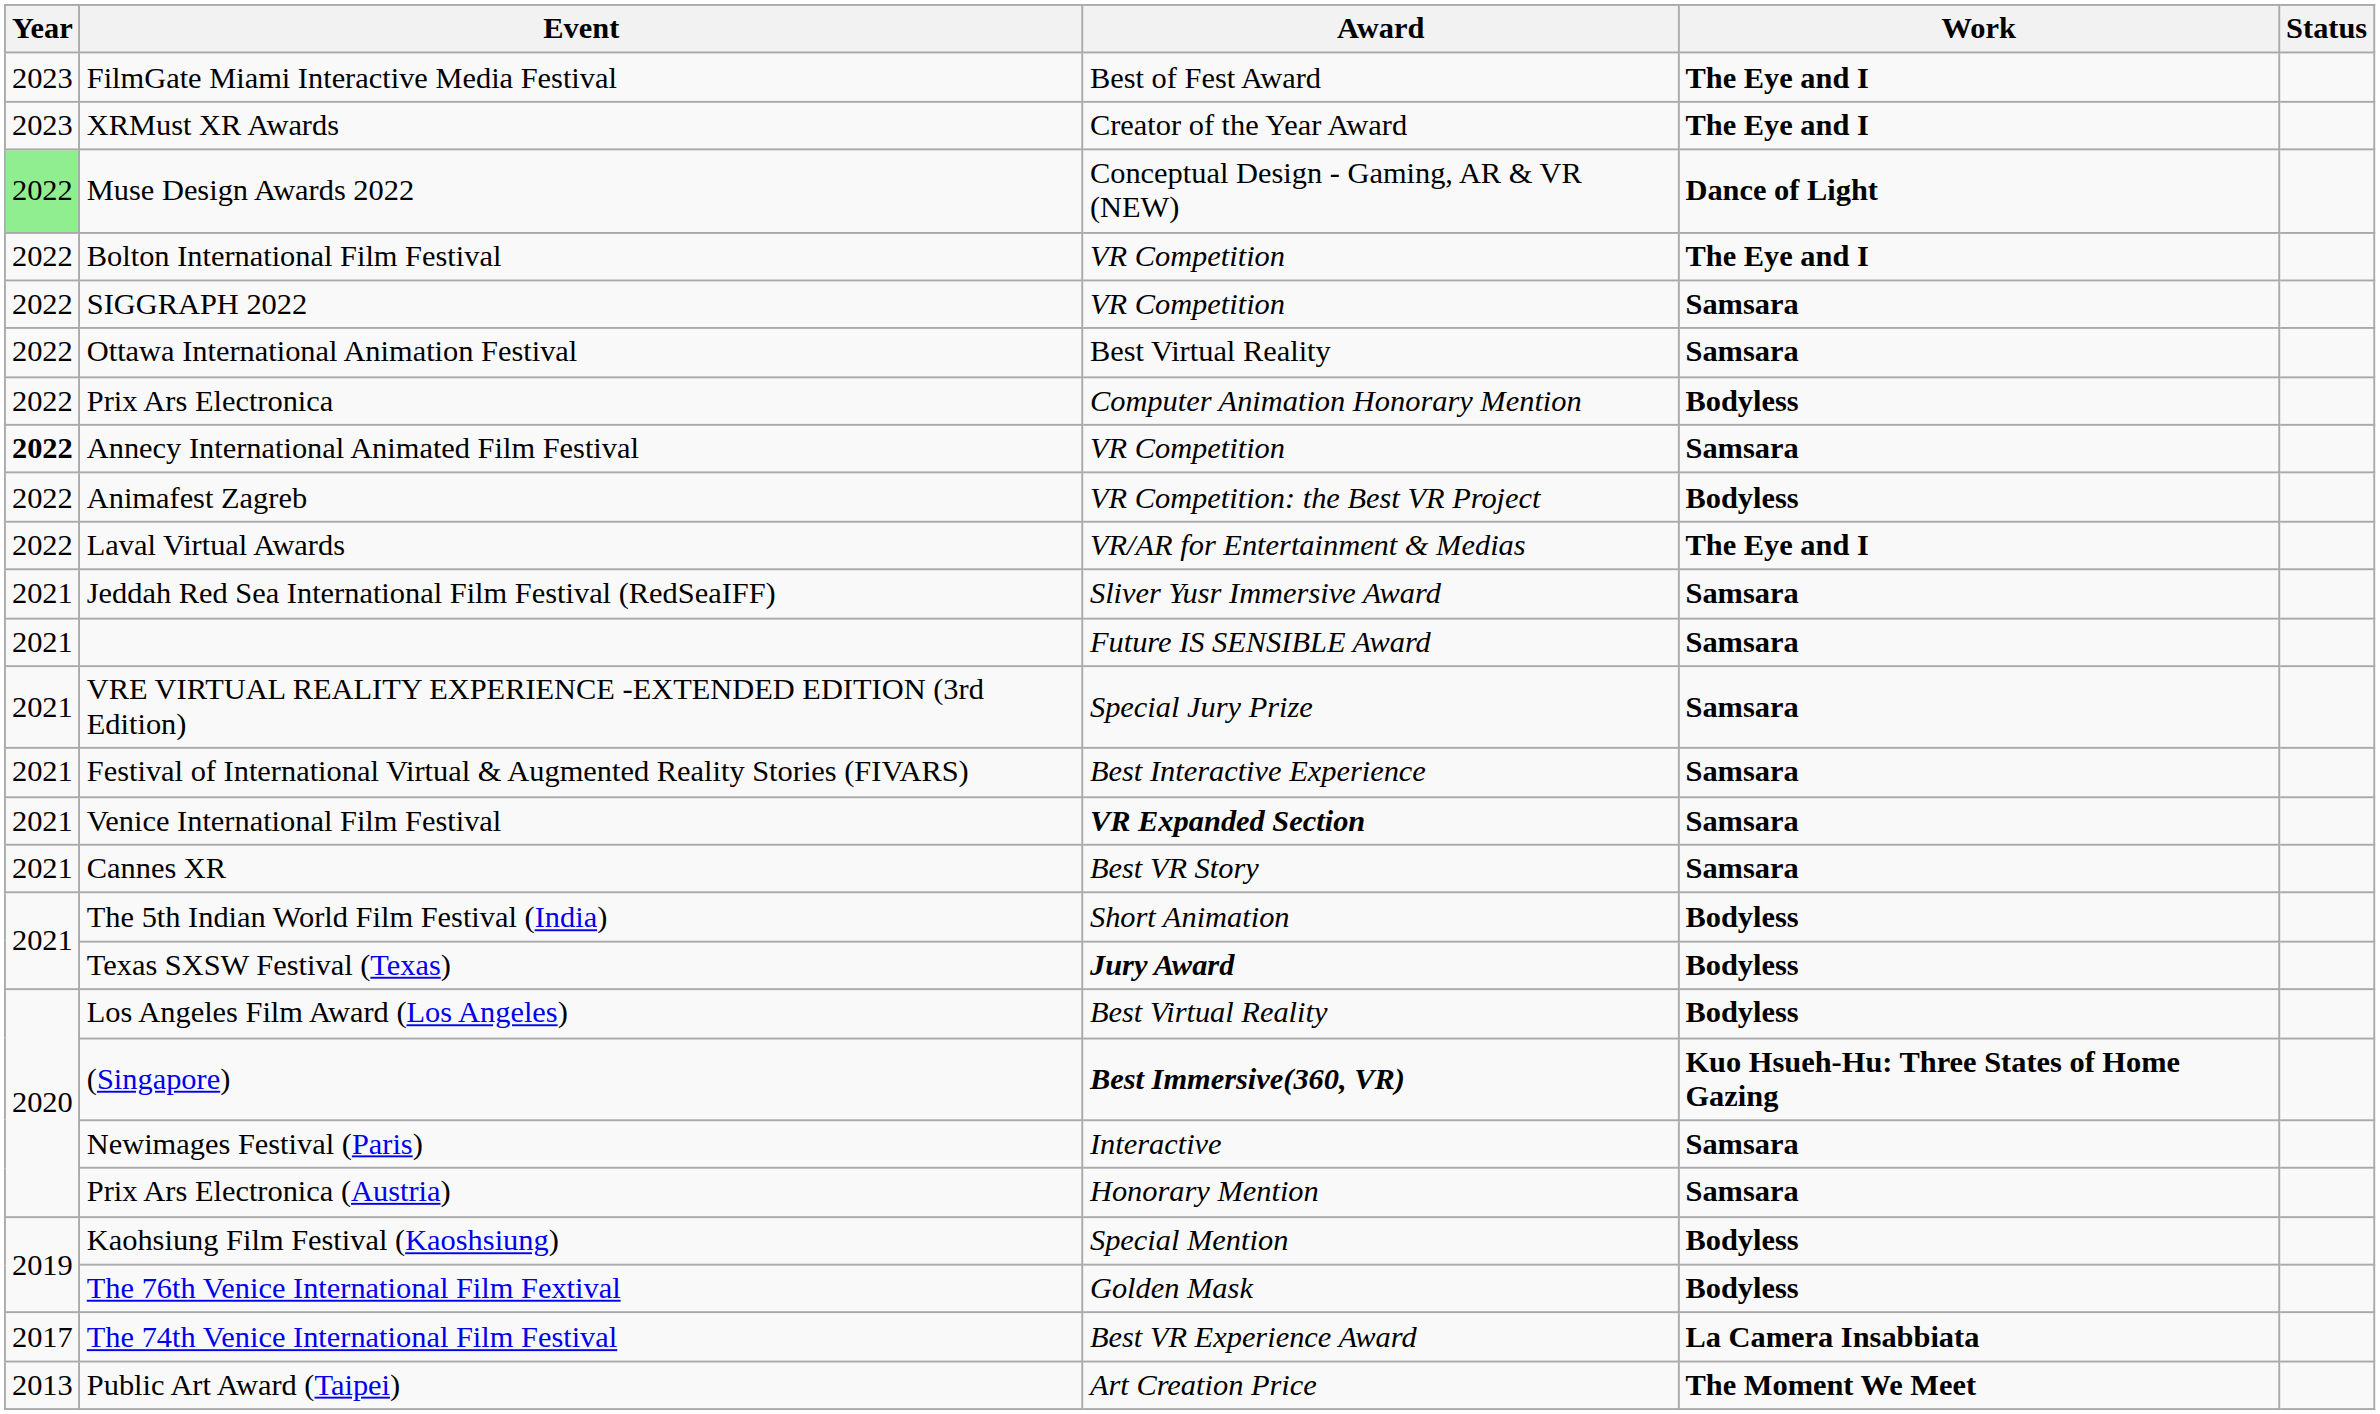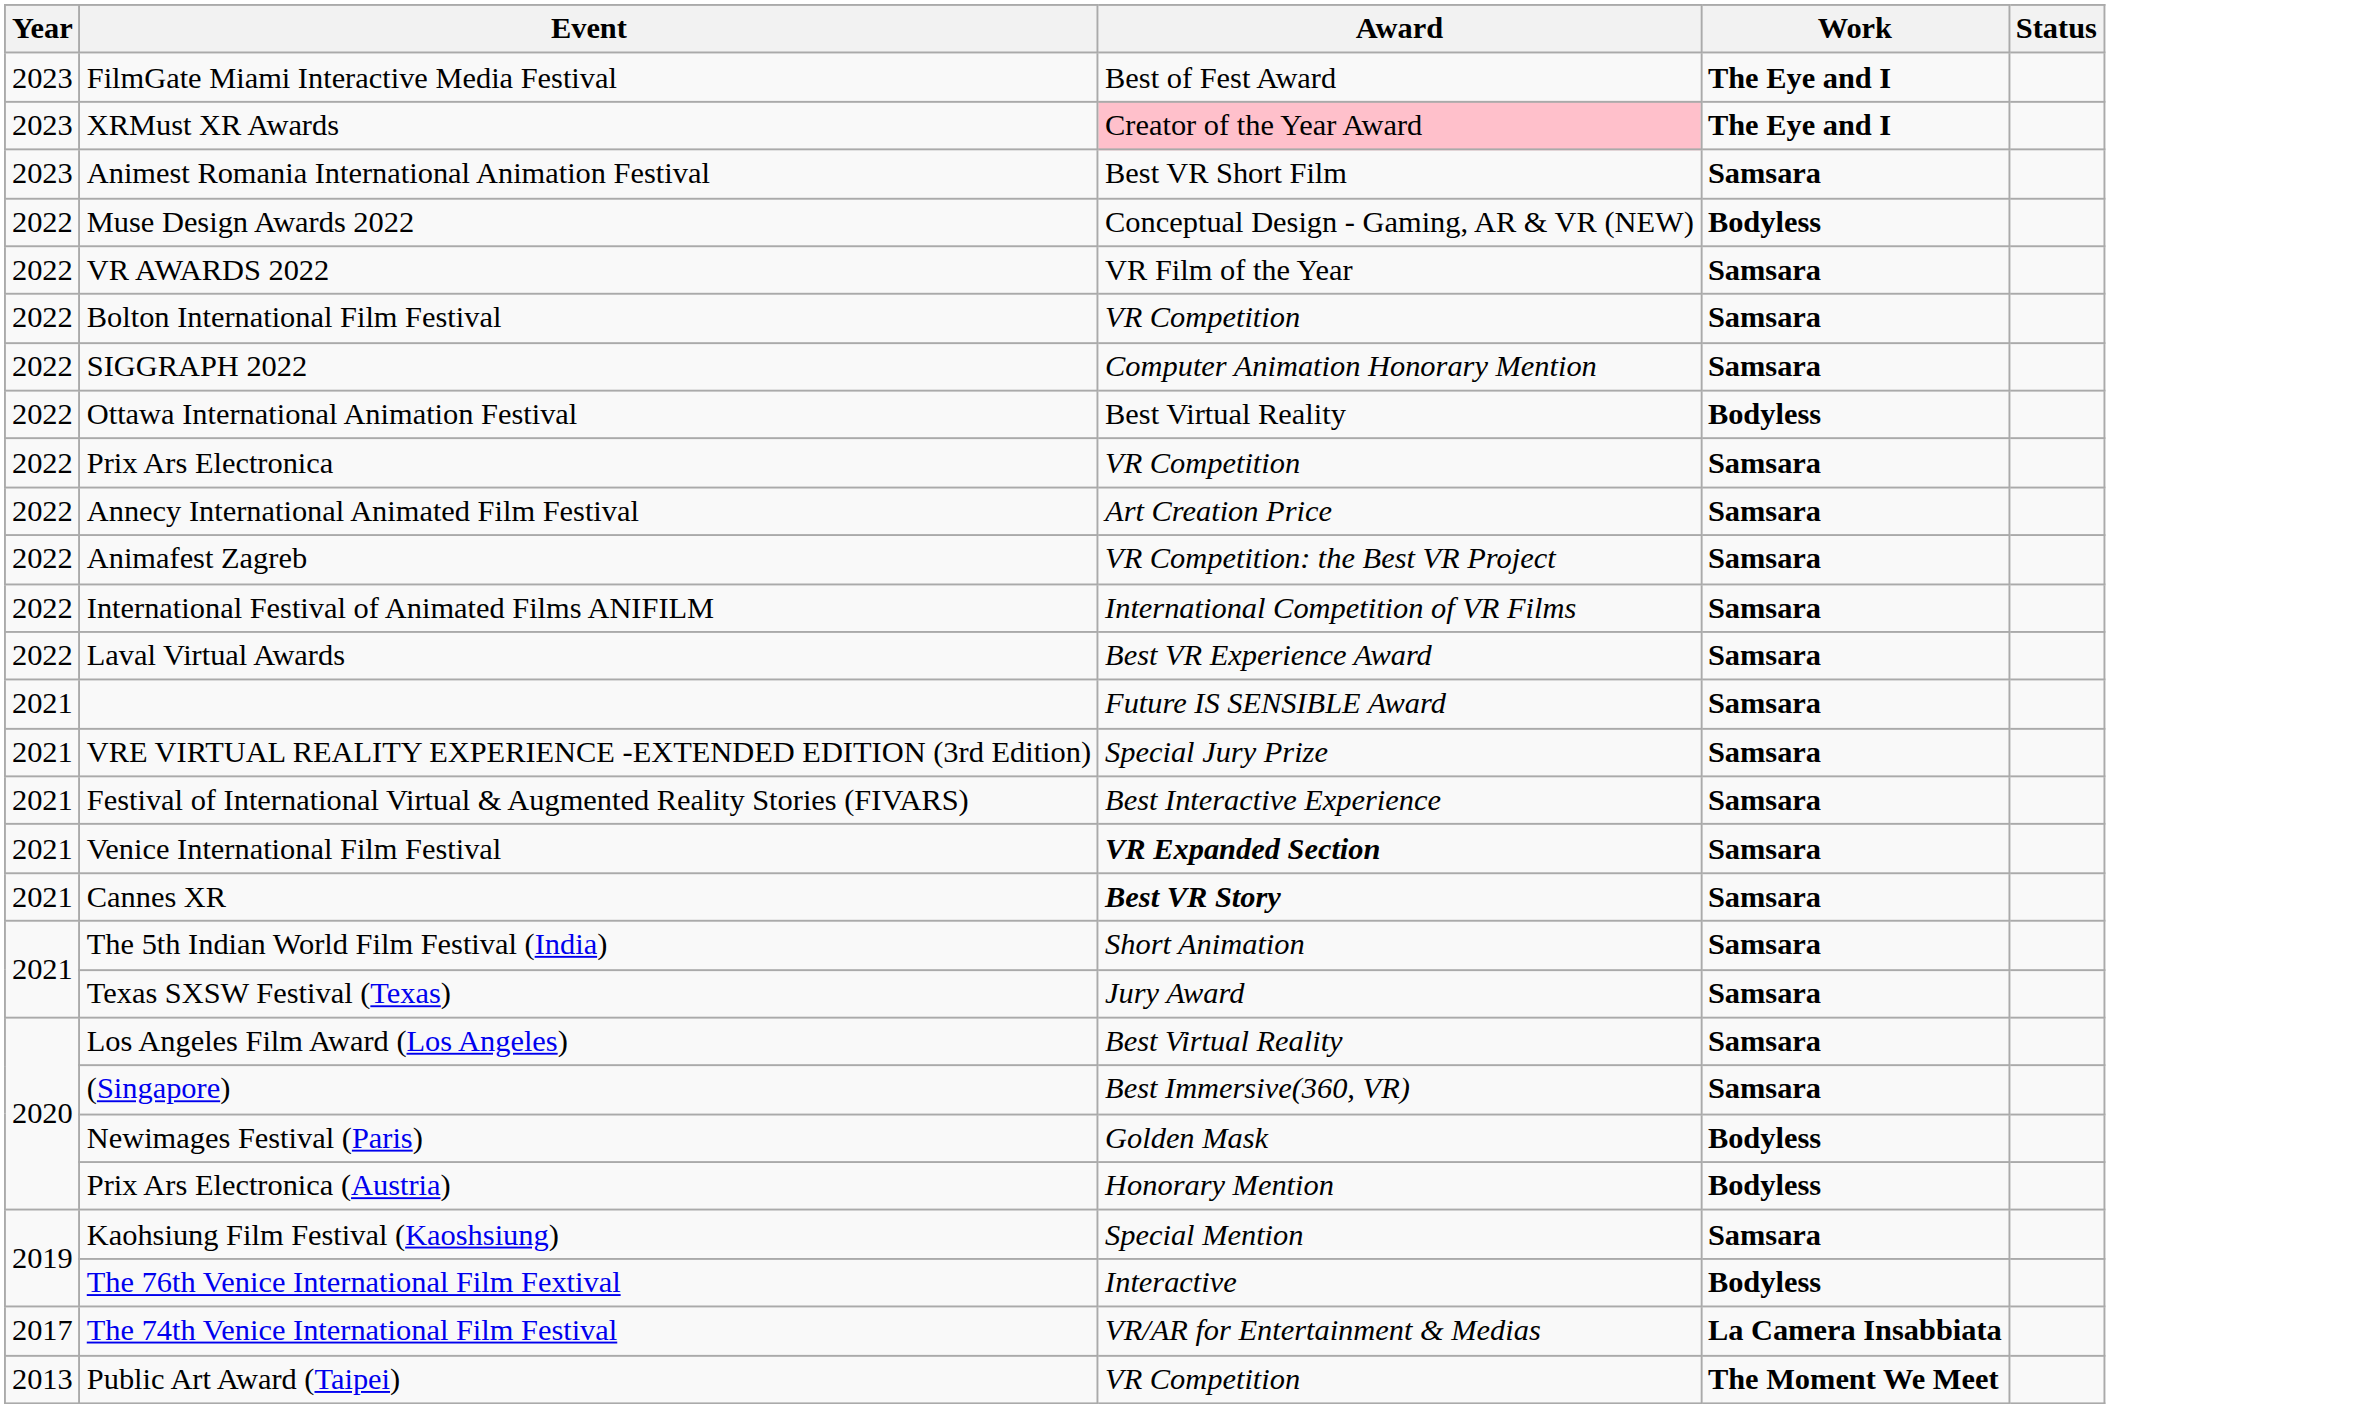(1249, 125) no background -> (1264, 125) pink background
+ row: (398, 173)
(42, 190) lightgreen background -> (42, 221) no background
(1782, 190) Dance of Light -> (1764, 221) Bodyless
+ row: (208, 269)
(1777, 255) The Eye and I -> (1764, 317) Samsara
(1187, 303) VR Competition -> (1351, 366) Computer Animation Honorary Mention
(1742, 352) Samsara -> (1764, 414) Bodyless
(1336, 400) Computer Animation Honorary Mention -> (1203, 462) VR Competition
(1742, 400) Bodyless -> (1764, 462) Samsara
(42, 448) bold -> (42, 510) normal
(1187, 448) VR Competition -> (1219, 510) Art Creation Price
(1742, 496) Bodyless -> (1764, 558) Samsara
+ row: (400, 607)
(1308, 544) VR/AR for Entertainment & Medias -> (1268, 655) Best VR Experience Award
(1777, 544) The Eye and I -> (1764, 655) Samsara
- row: (431, 593)
(1174, 868) normal -> (1193, 896) bold
(1742, 916) Bodyless -> (1764, 944) Samsara
(1162, 964) bold -> (1175, 992) normal
(1742, 964) Bodyless -> (1764, 992) Samsara
(1742, 1013) Bodyless -> (1764, 1041) Samsara
(1247, 1078) bold -> (1257, 1089) normal
(1933, 1078) Kuo Hsueh-Hu: Three States of Home Gazing -> (1764, 1089) Samsara
(1156, 1143) Interactive -> (1187, 1137) Golden Mask
(1742, 1143) Samsara -> (1764, 1137) Bodyless
(1742, 1191) Samsara -> (1764, 1185) Bodyless
(1742, 1240) Bodyless -> (1764, 1233) Samsara
(1171, 1288) Golden Mask -> (1171, 1282) Interactive
(1253, 1336) Best VR Experience Award -> (1323, 1330) VR/AR for Entertainment & Medias
(1203, 1384) Art Creation Price -> (1203, 1378) VR Competition
